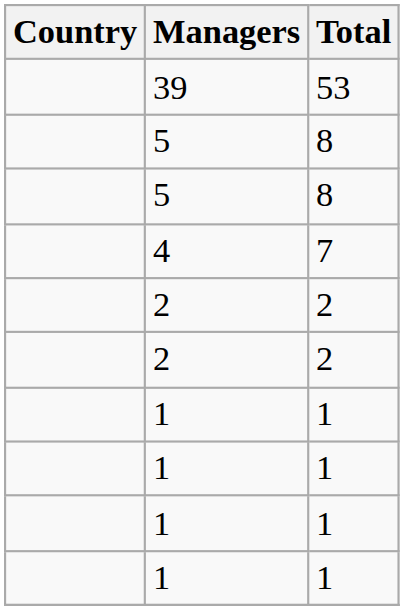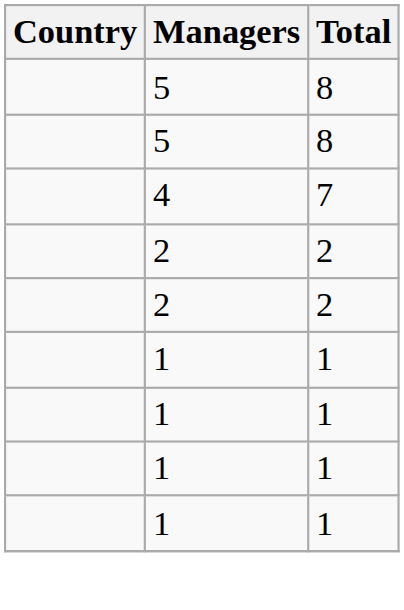- row: (170, 86)
